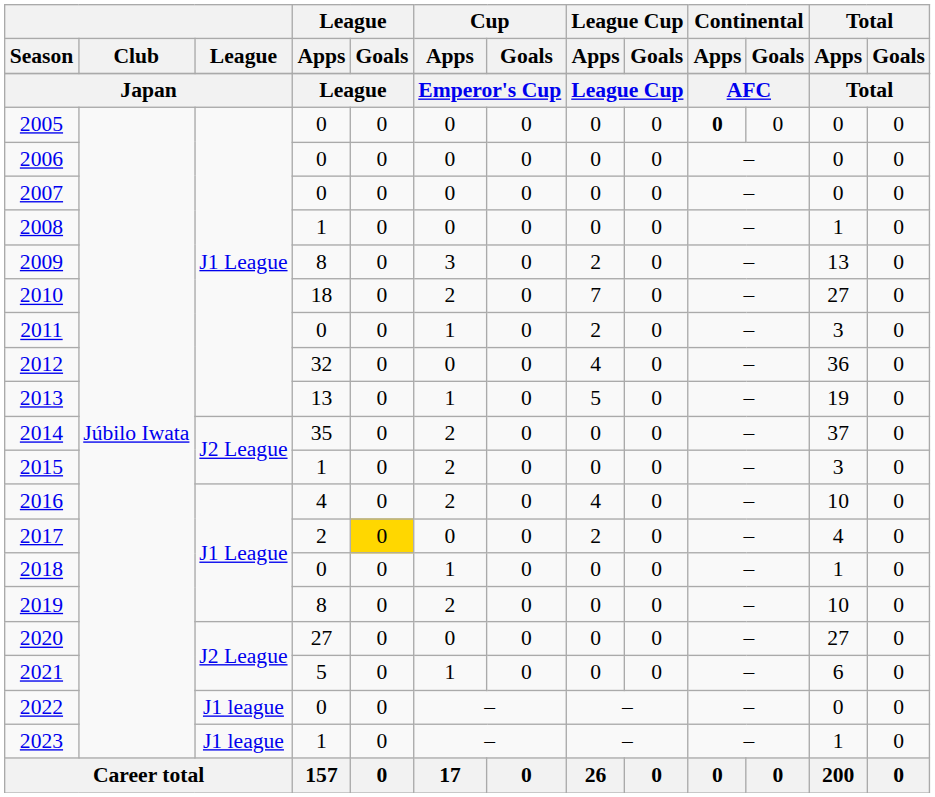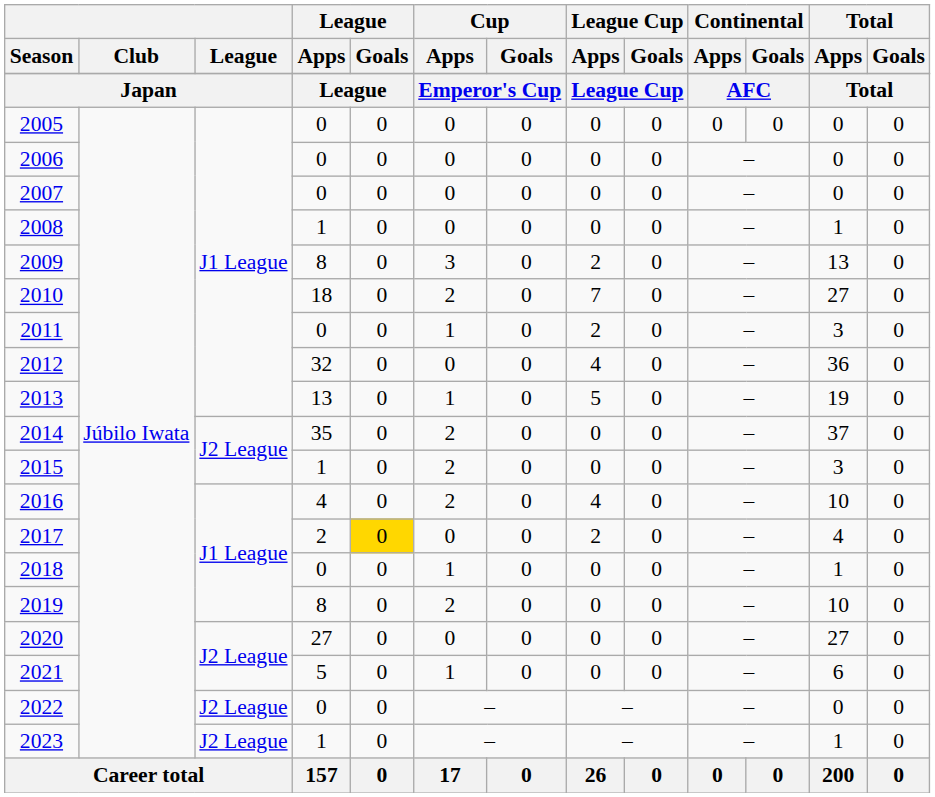(717, 124) bold -> (717, 124) normal
(243, 706) J1 league -> (243, 706) J2 League
(243, 741) J1 league -> (243, 741) J2 League
